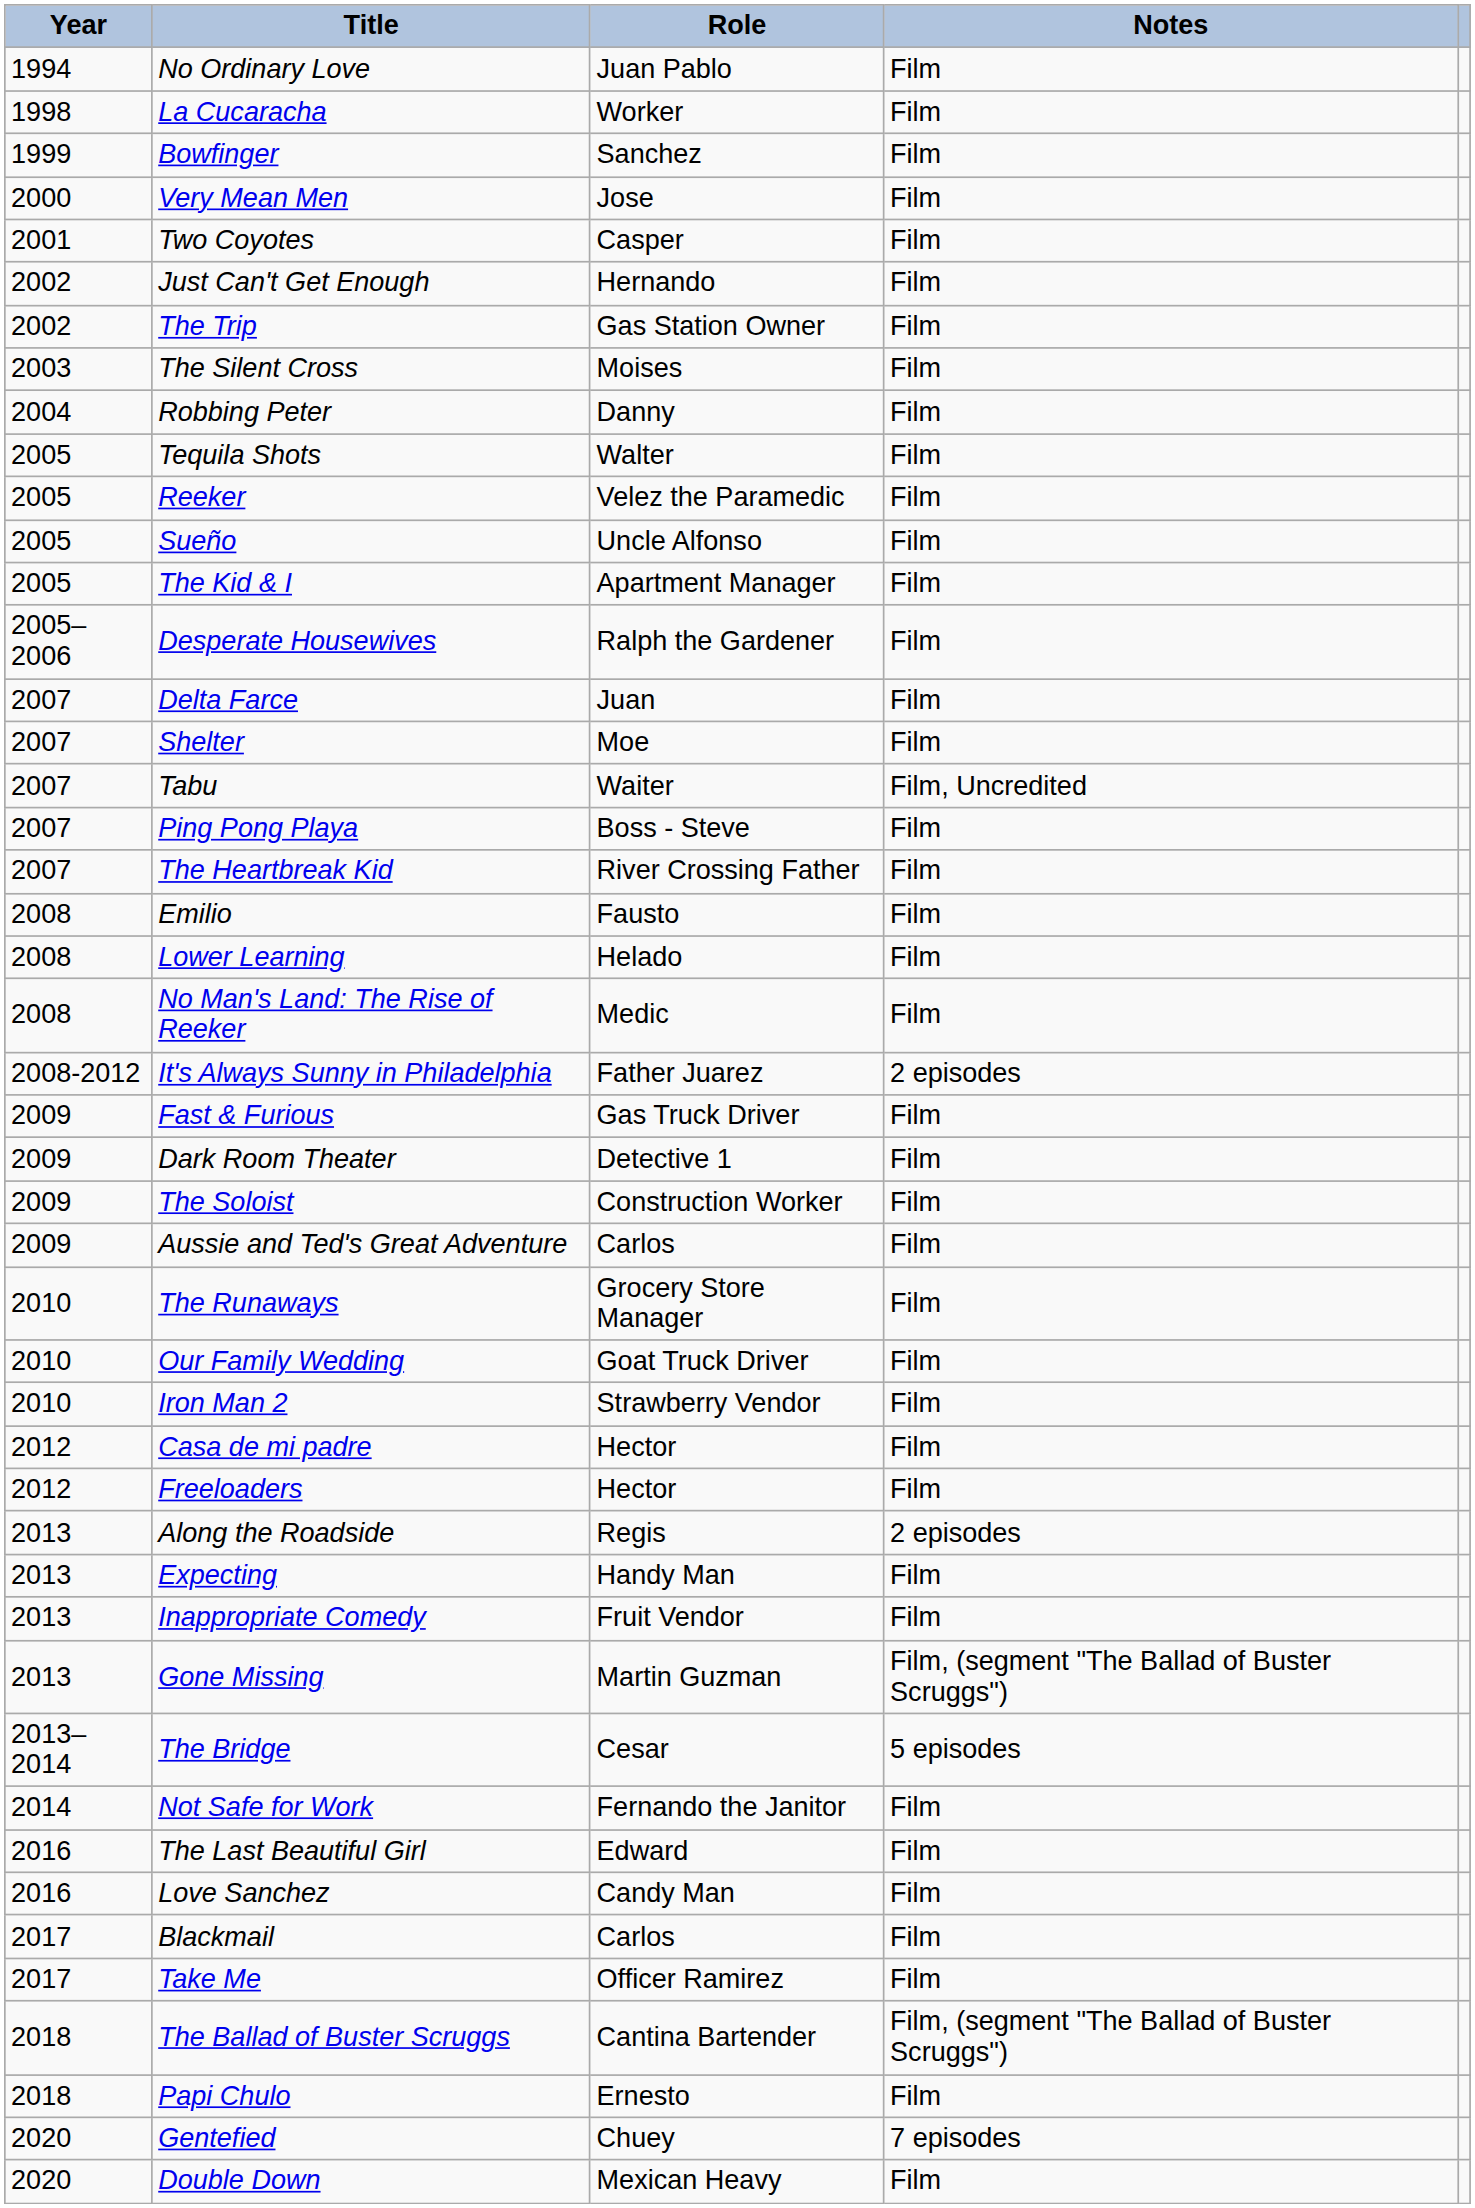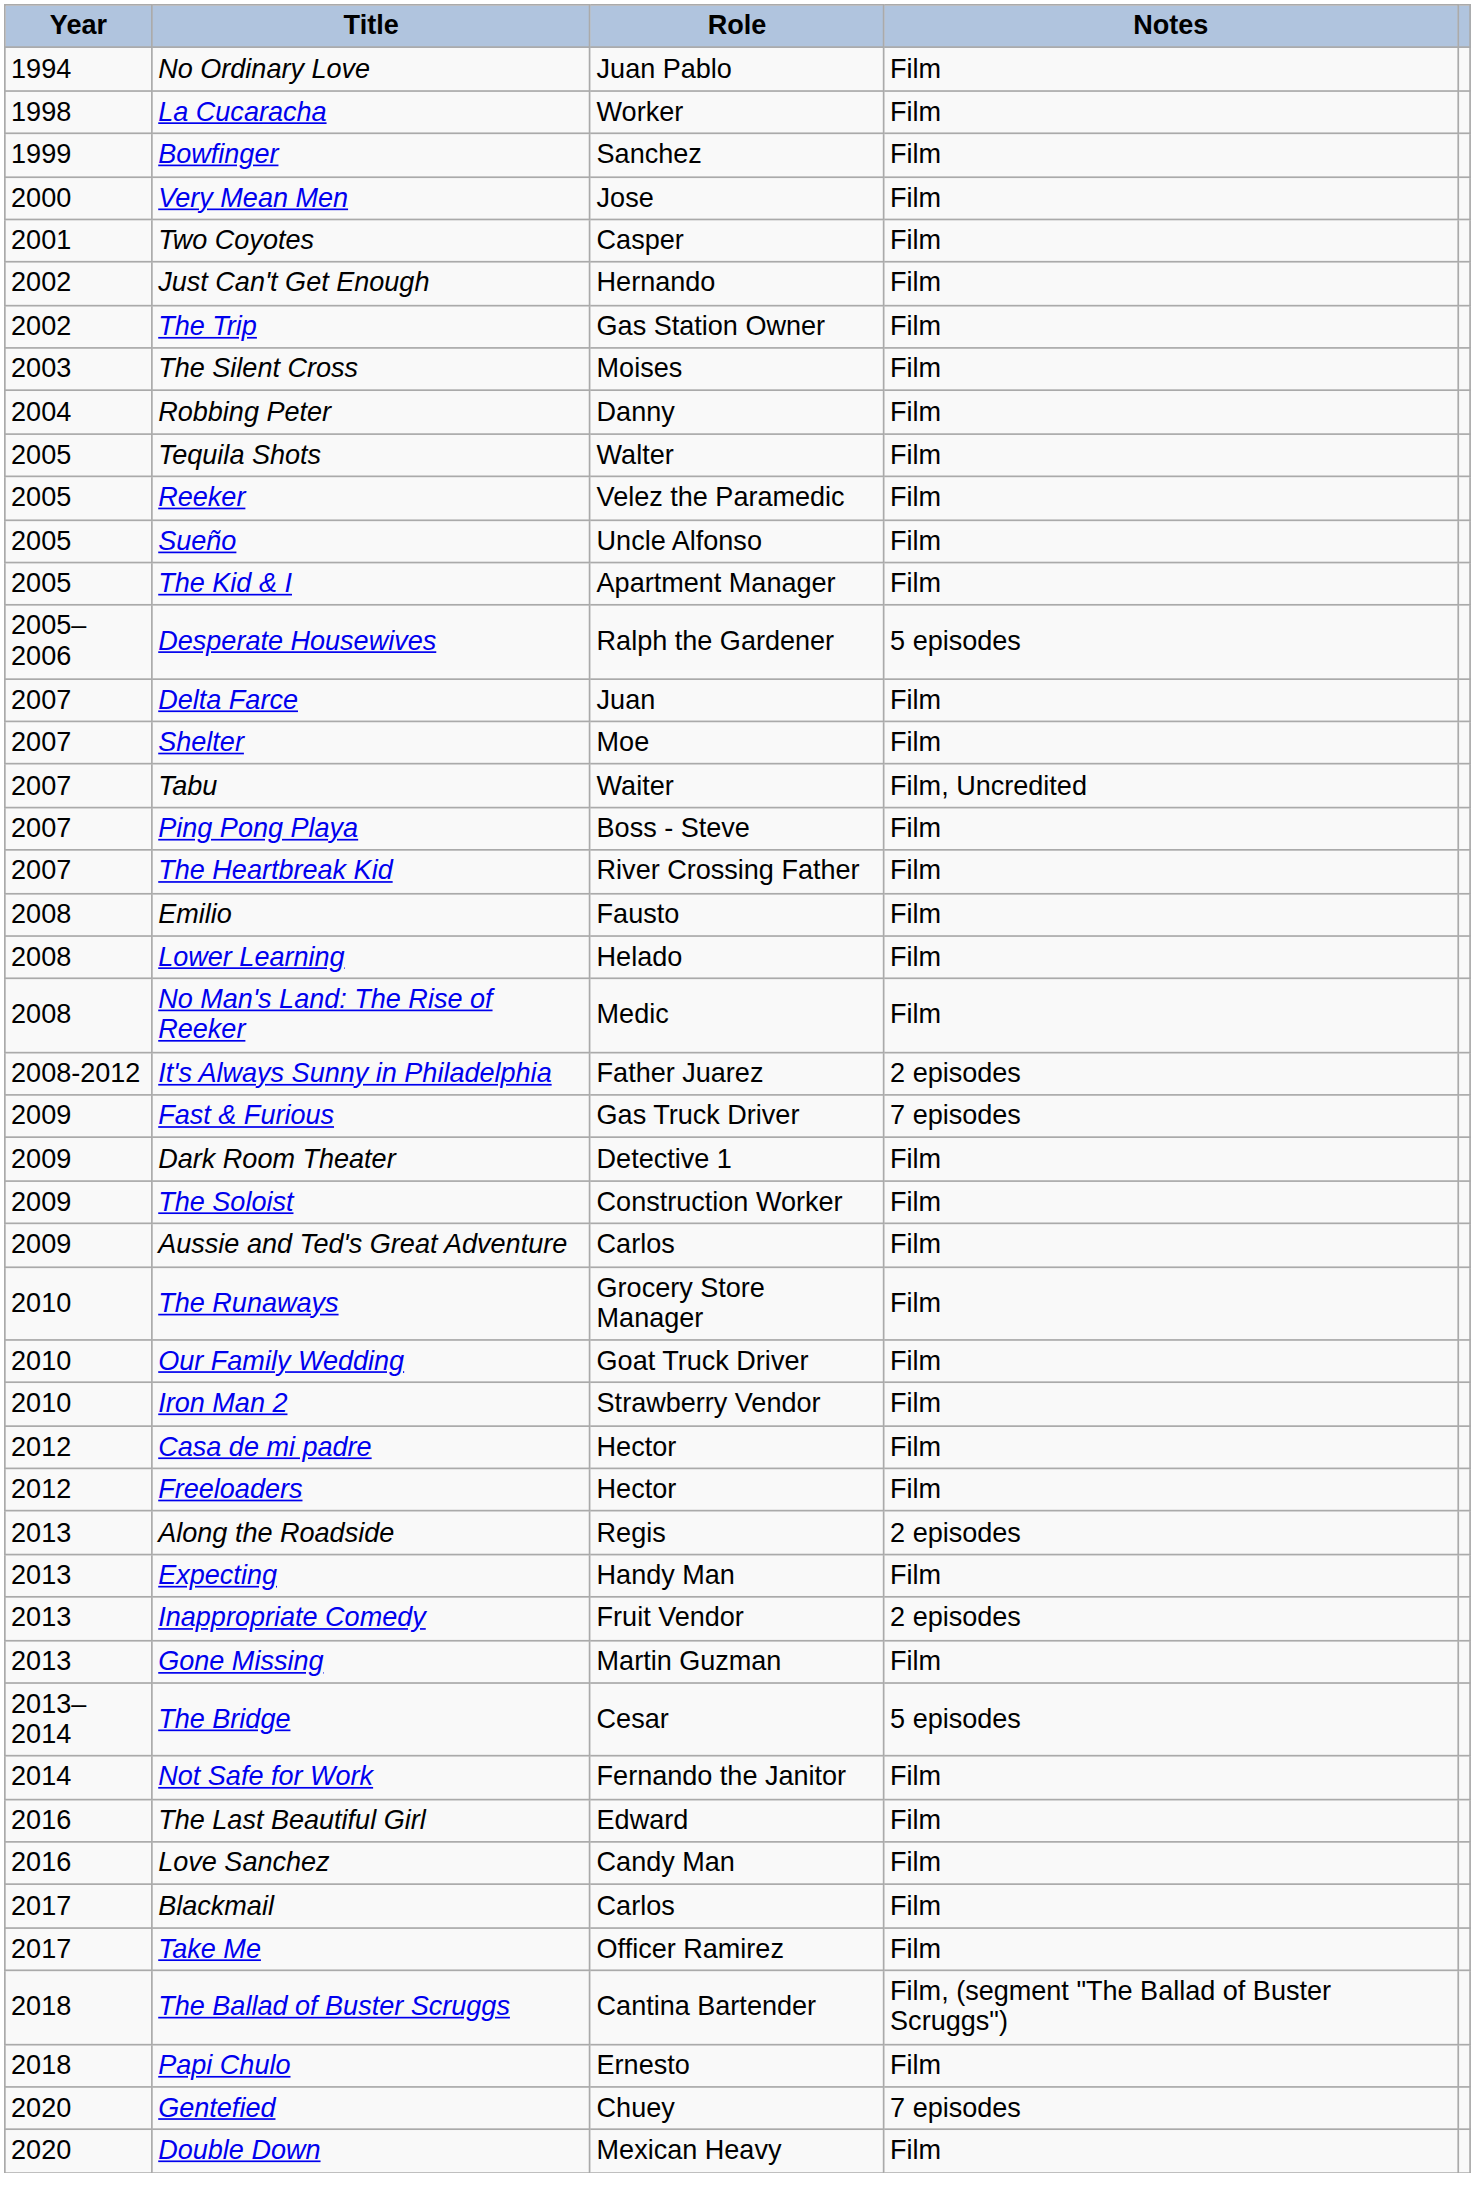(916, 641) Film -> (955, 641) 5 episodes
(916, 1115) Film -> (955, 1115) 7 episodes
(916, 1618) Film -> (955, 1618) 2 episodes
(1111, 1676) Film, (segment "The Ballad of Buster Scruggs") -> (916, 1661) Film
